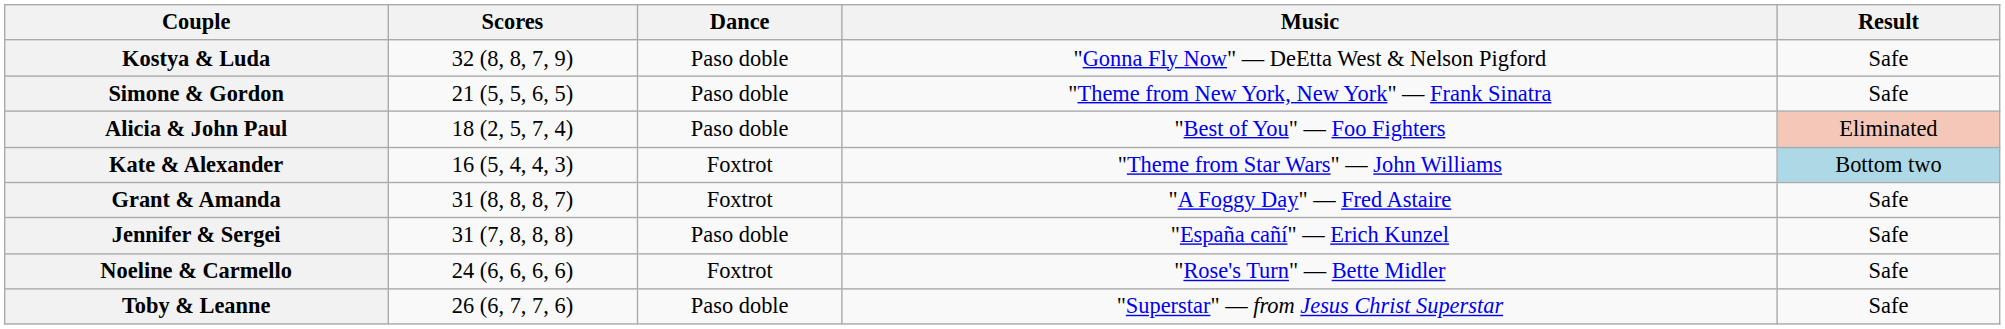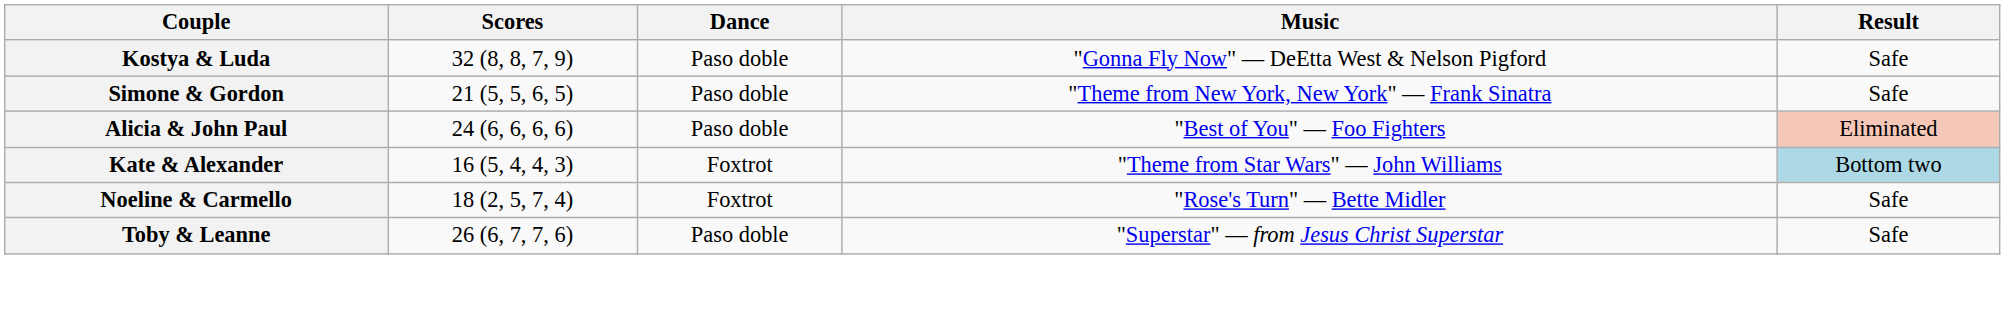(512, 128) 18 (2, 5, 7, 4) -> (512, 128) 24 (6, 6, 6, 6)
- row: (196, 199)
- row: (196, 235)
(512, 270) 24 (6, 6, 6, 6) -> (512, 199) 18 (2, 5, 7, 4)
